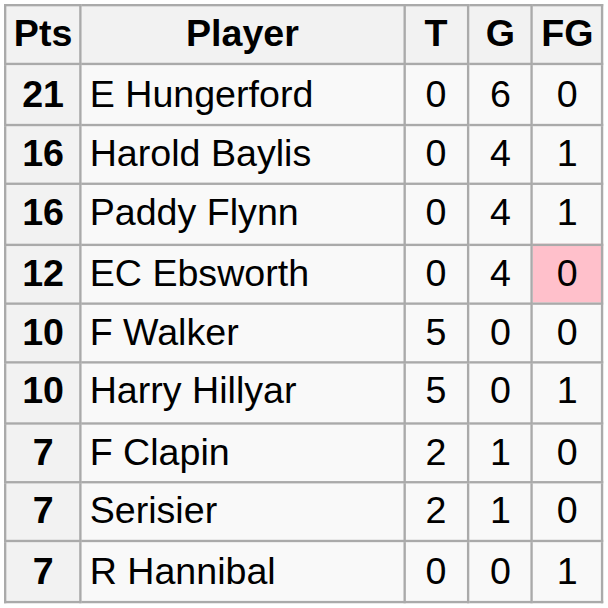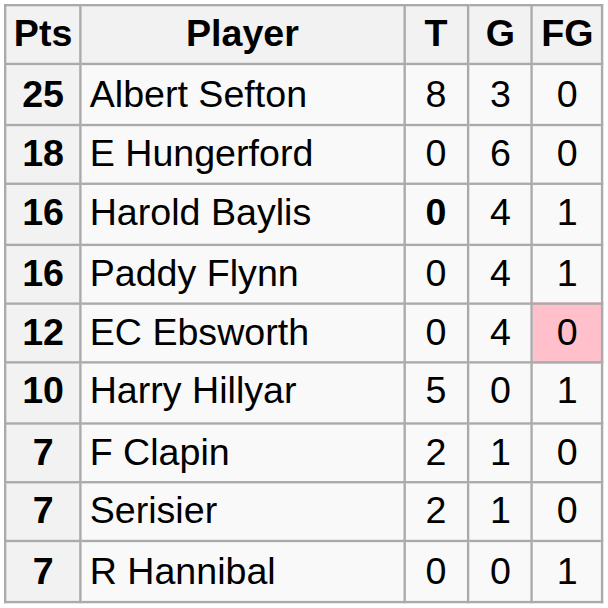+ row: (198, 93)
(43, 93) 21 -> (43, 153) 18
(436, 153) normal -> (436, 213) bold
- row: (164, 332)
